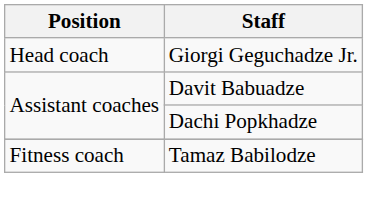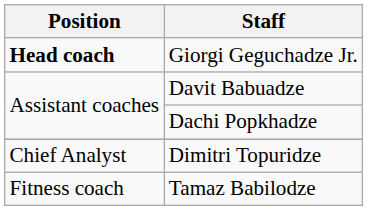(59, 54) normal -> (62, 54) bold
+ row: (245, 155)
